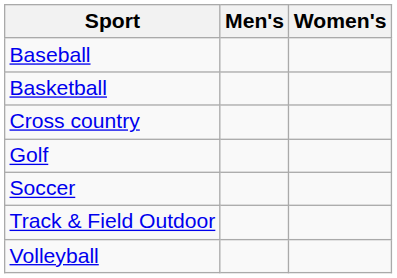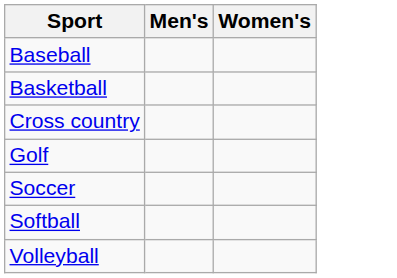+ row: (45, 222)
- row: (112, 222)
